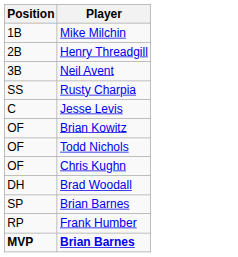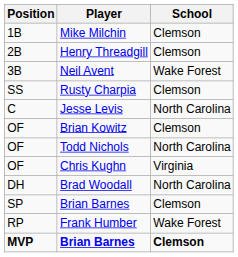+ column: (192, 14)
